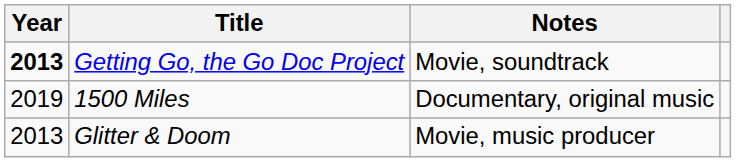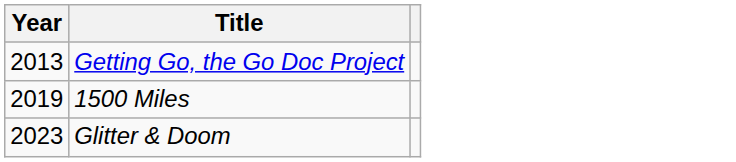- column: (565, 23)
(37, 61) bold -> (37, 61) normal
(37, 136) 2013 -> (37, 136) 2023
